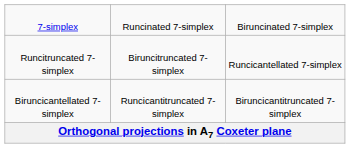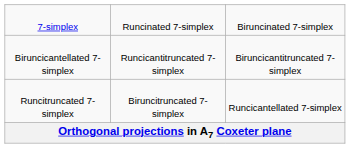rows swapped: (58, 64) <-> (58, 108)
